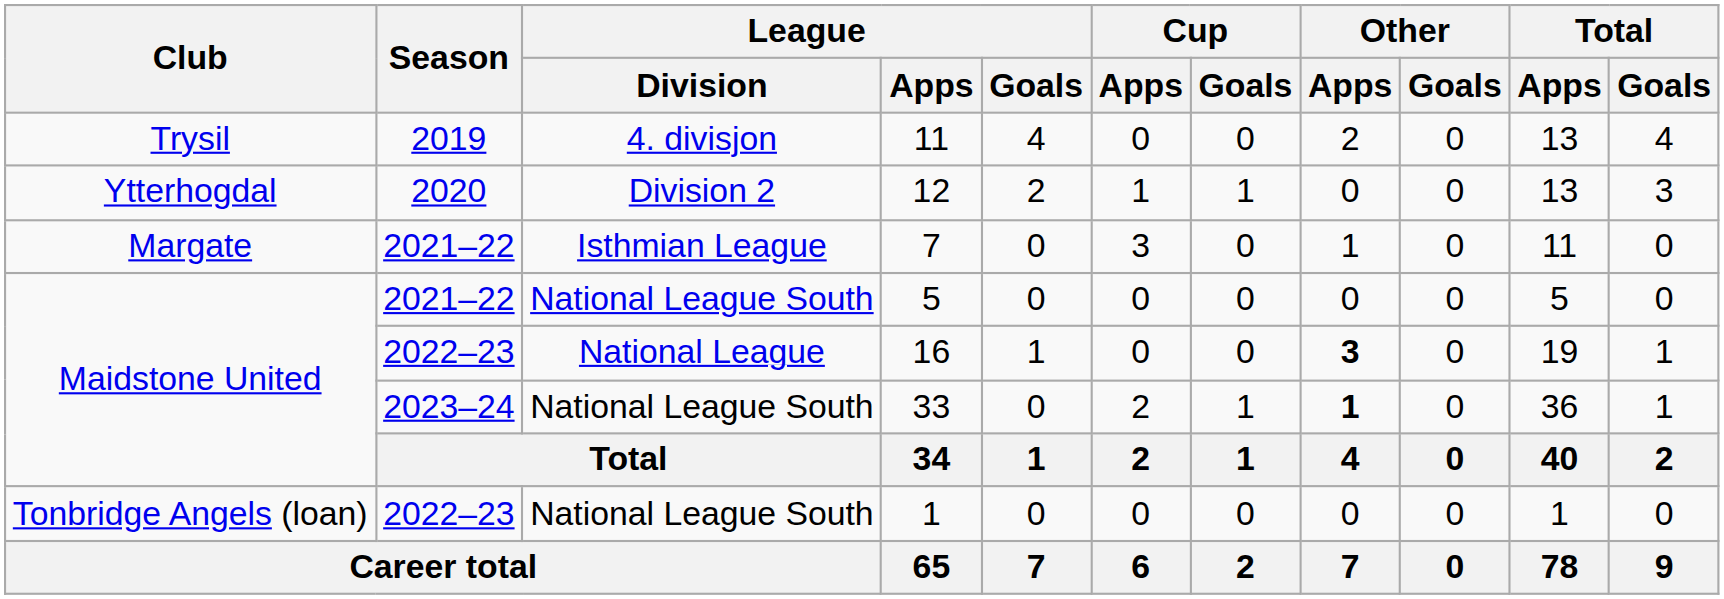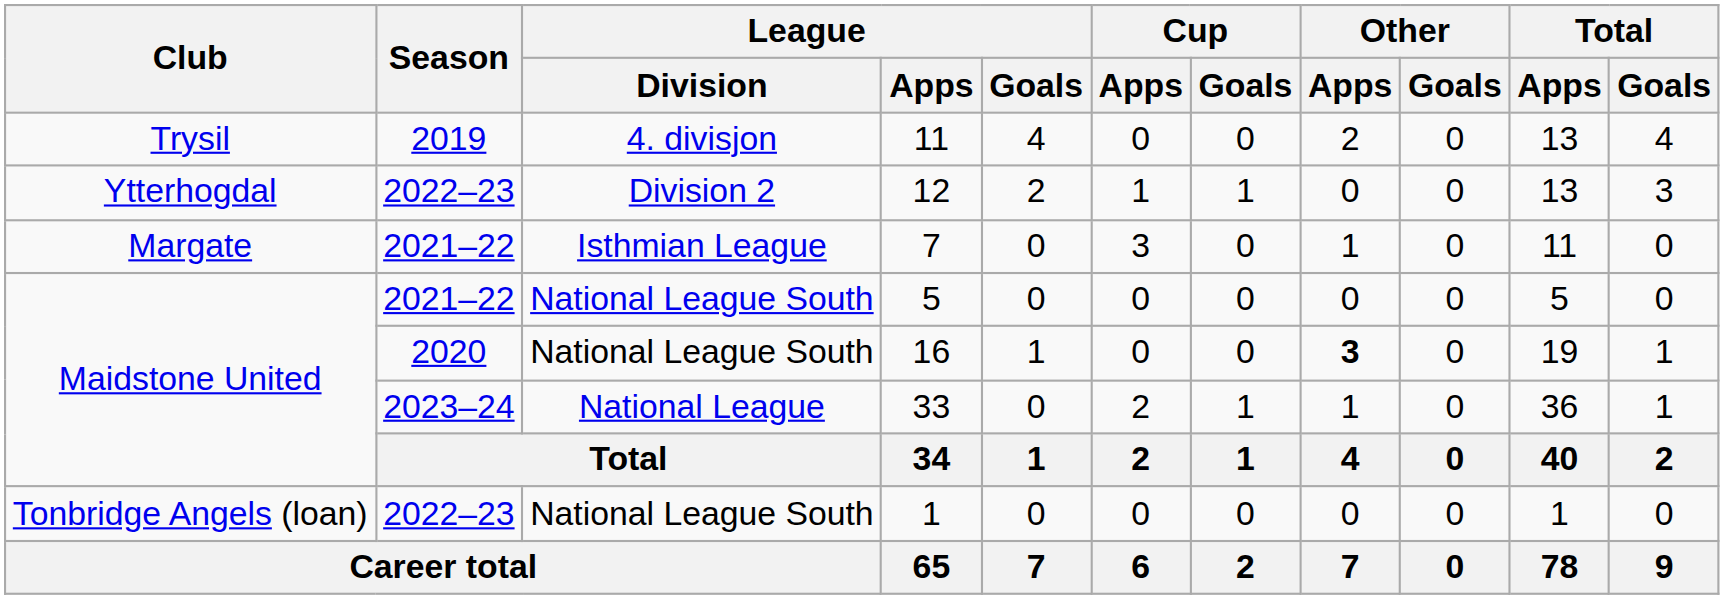(449, 191) 2020 -> (449, 191) 2022–23
(449, 352) 2022–23 -> (449, 352) 2020
(702, 352) National League -> (702, 352) National League South
(702, 406) National League South -> (702, 406) National League
(1350, 406) bold -> (1350, 406) normal
